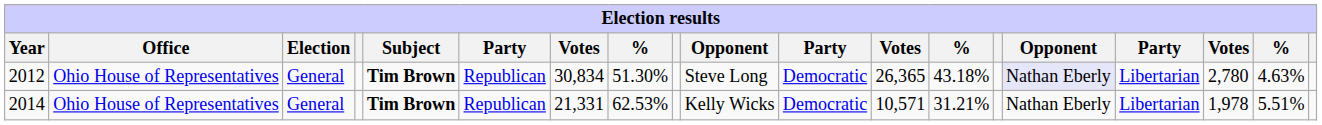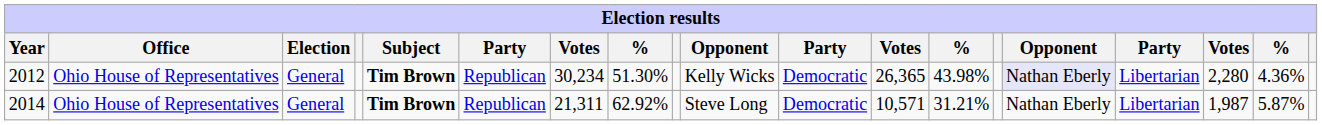(579, 76) 30,834 -> (579, 76) 30,234
(726, 76) Steve Long -> (730, 76) Kelly Wicks
(961, 76) 43.18% -> (961, 76) 43.98%
(1228, 76) 2,780 -> (1228, 76) 2,280
(1281, 76) 4.63% -> (1281, 76) 4.36%
(579, 104) 21,331 -> (579, 104) 21,311
(640, 104) 62.53% -> (640, 104) 62.92%
(730, 104) Kelly Wicks -> (726, 104) Steve Long
(1228, 104) 1,978 -> (1228, 104) 1,987
(1281, 104) 5.51% -> (1281, 104) 5.87%
